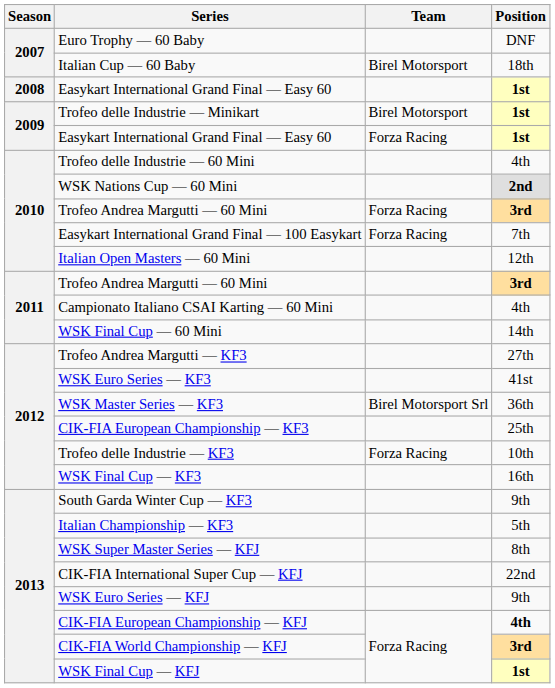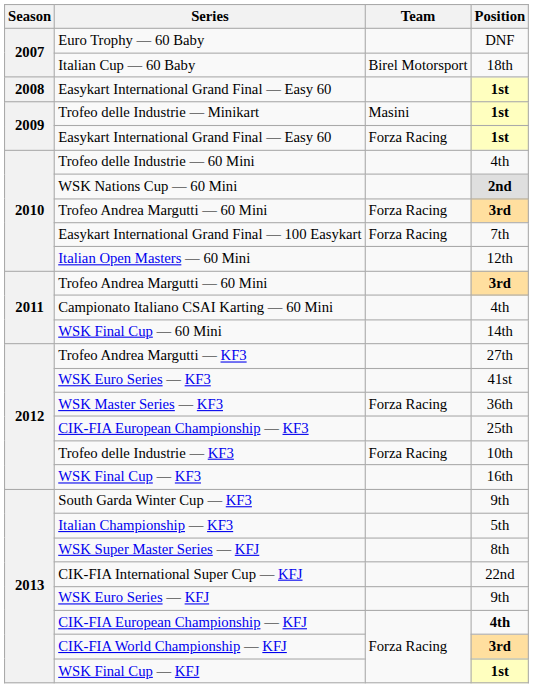(418, 113) Birel Motorsport -> (389, 113) Masini
(428, 403) Birel Motorsport Srl -> (408, 403) Forza Racing
